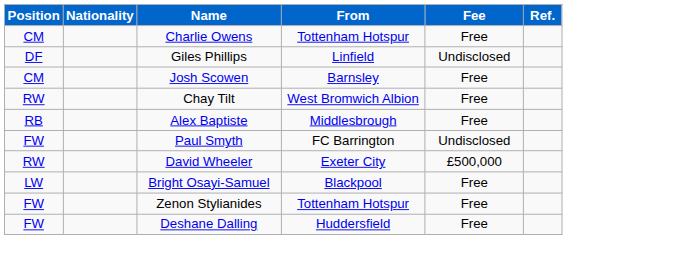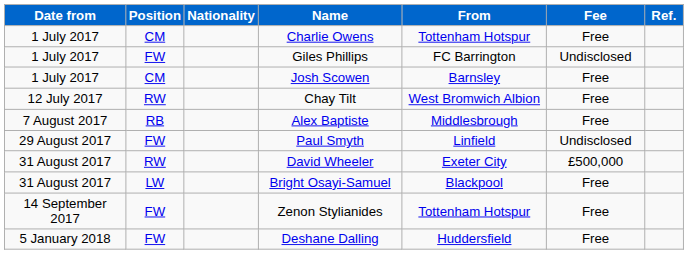+ column: (65, 15)
(34, 57) DF -> (155, 57) FW
(353, 57) Linfield -> (474, 57) FC Barrington
(353, 141) FC Barrington -> (474, 141) Linfield
